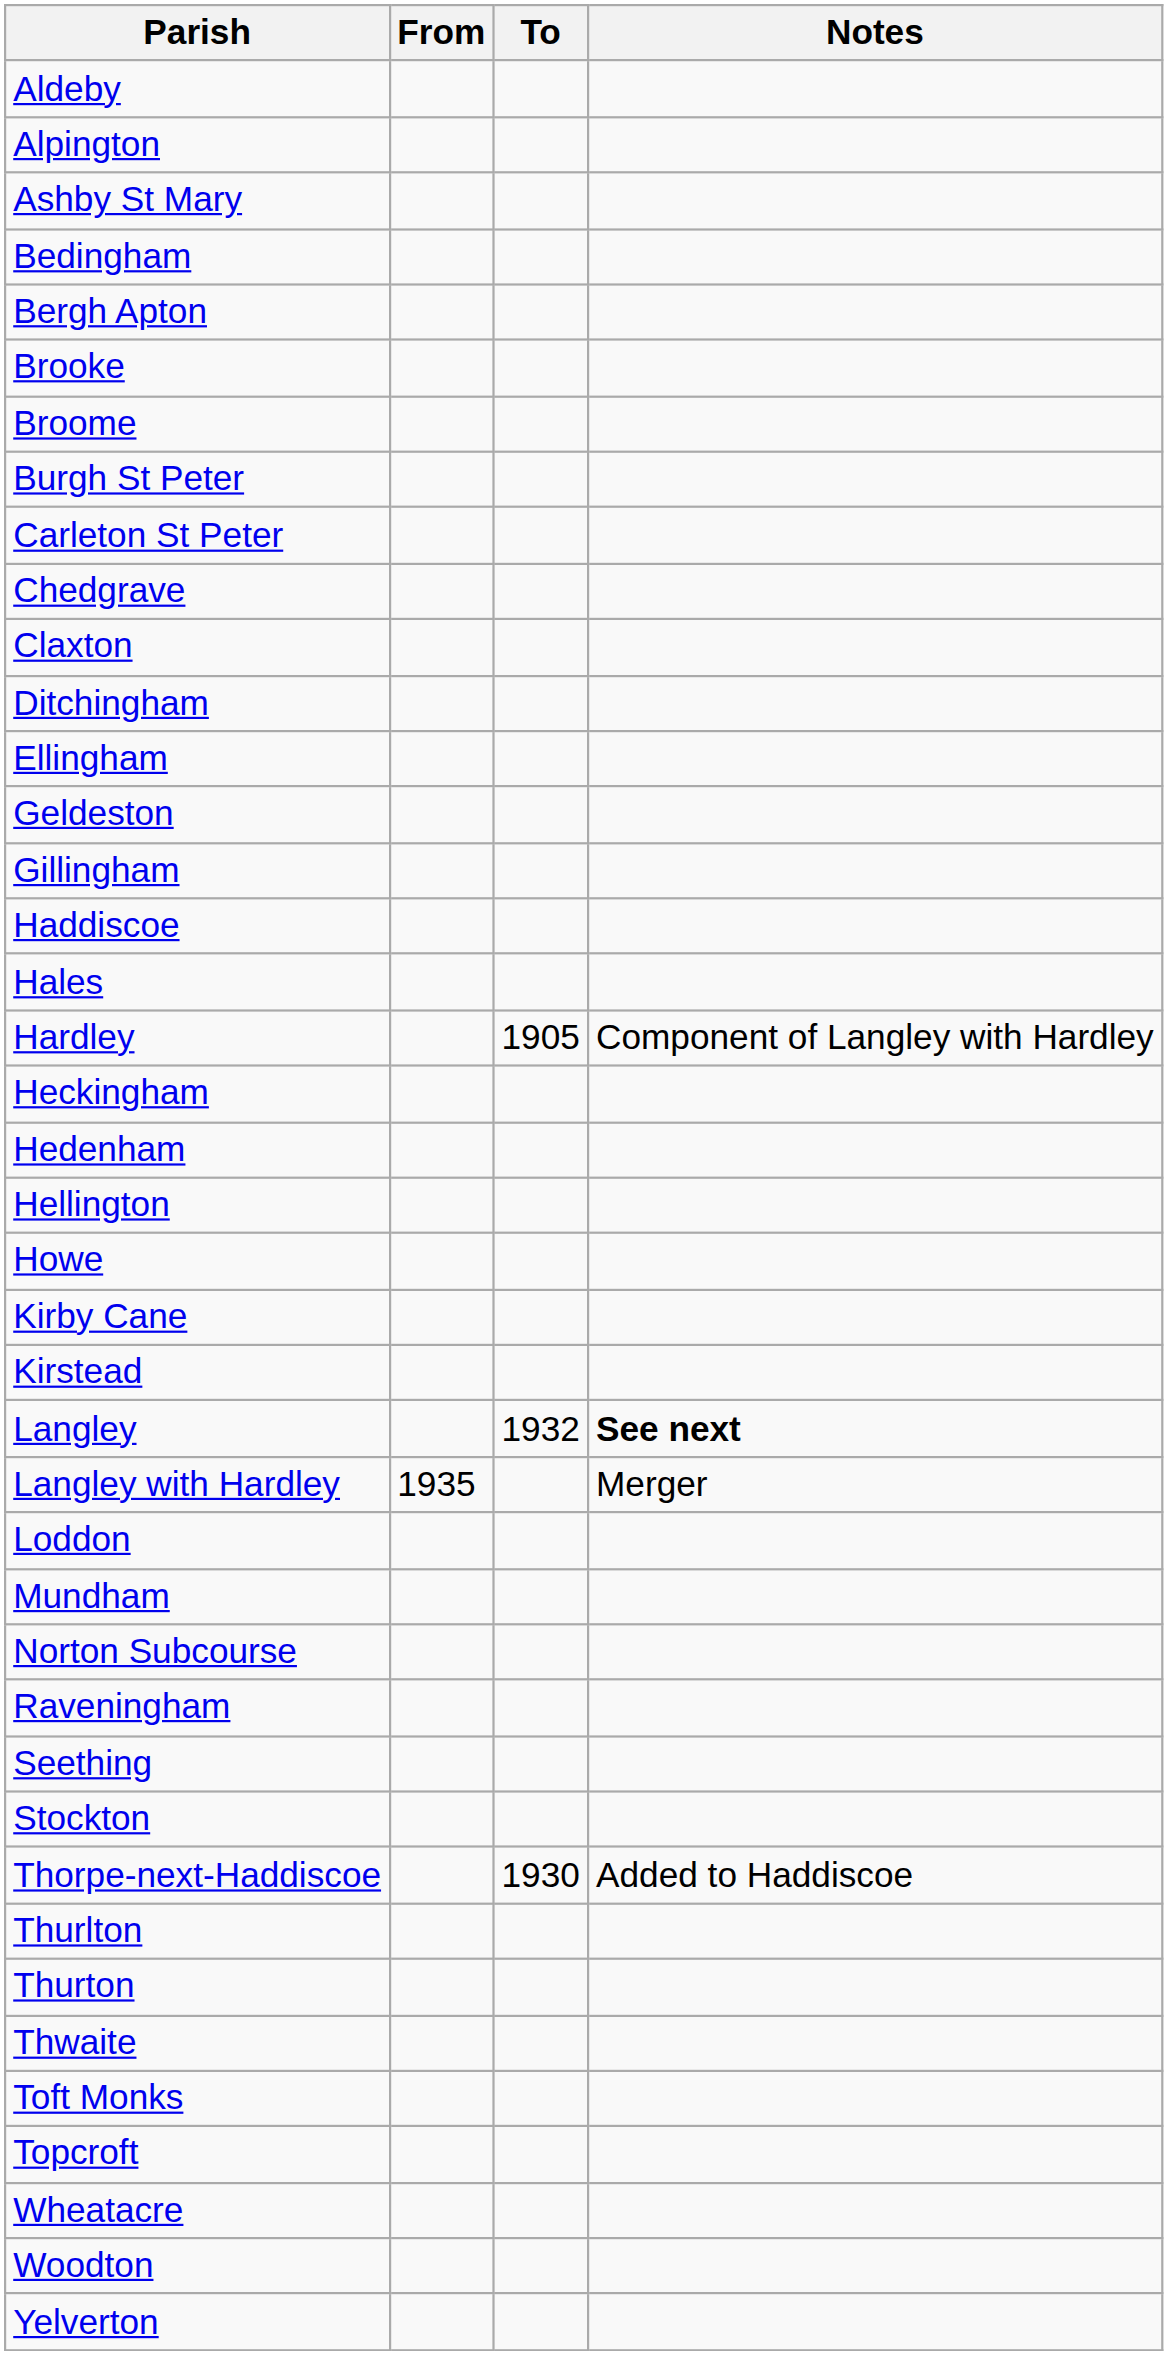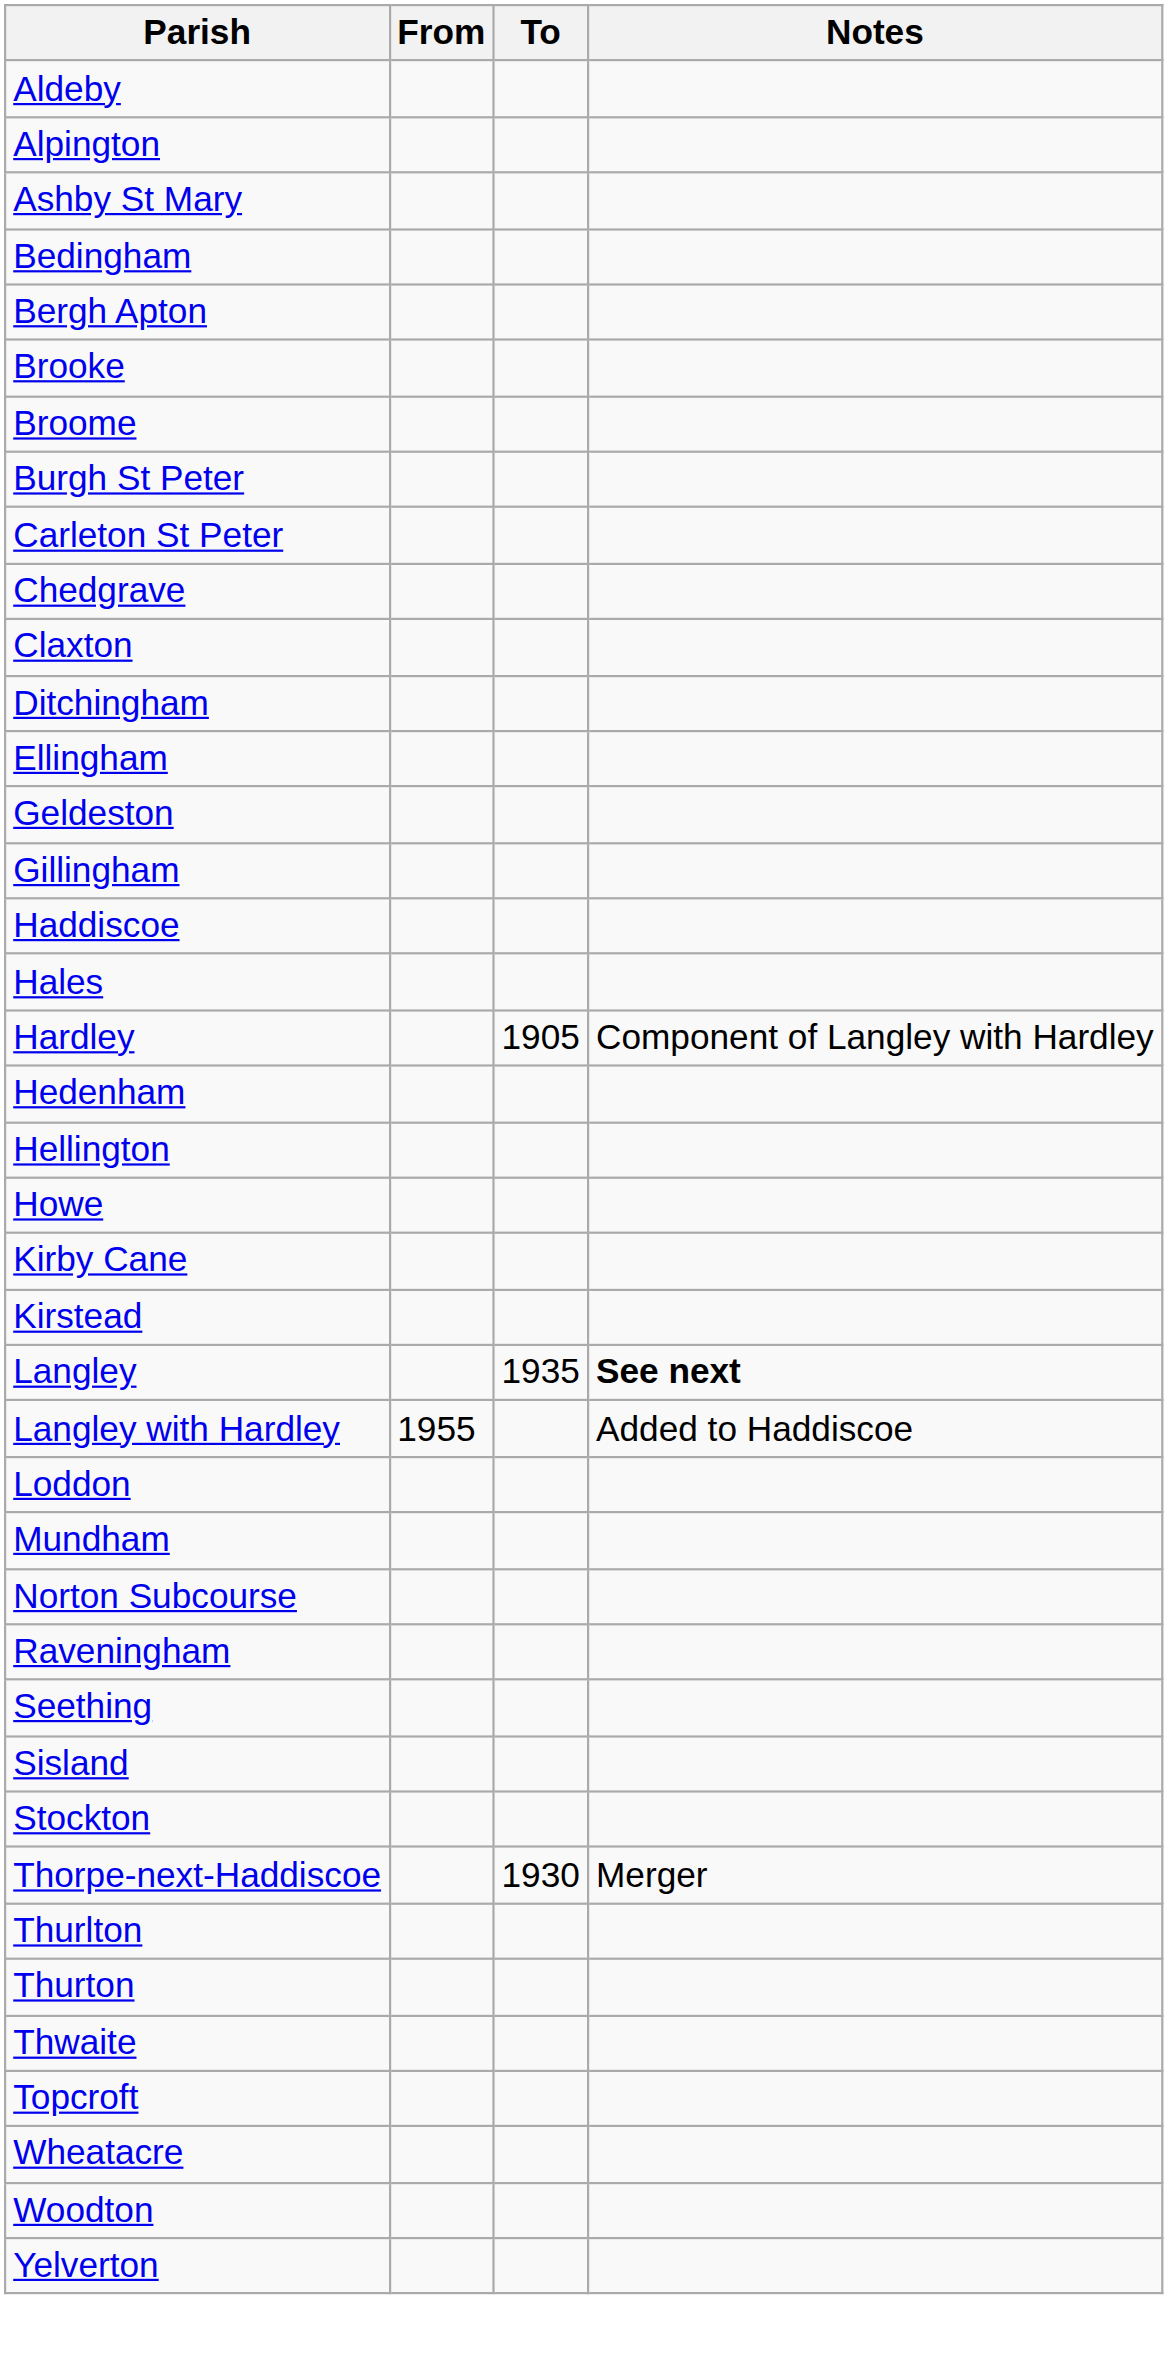- row: (111, 1093)
(541, 1428) 1932 -> (541, 1372) 1935
(436, 1483) 1935 -> (436, 1428) 1955
(652, 1483) Merger -> (755, 1428) Added to Haddiscoe
+ row: (71, 1762)
(755, 1874) Added to Haddiscoe -> (652, 1874) Merger
- row: (98, 2097)
